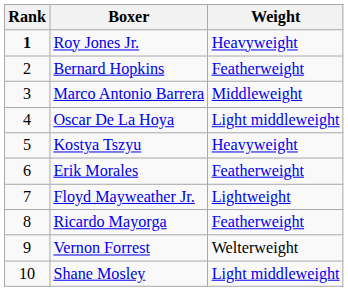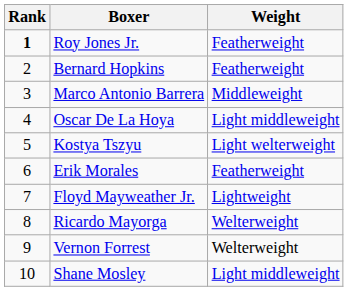(255, 42) Heavyweight -> (258, 42) Featherweight
(255, 145) Heavyweight -> (273, 145) Light welterweight
(258, 222) Featherweight -> (255, 222) Welterweight
